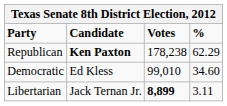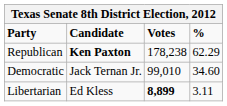(91, 71) Ed Kless -> (106, 71) Jack Ternan Jr.
(106, 91) Jack Ternan Jr. -> (91, 91) Ed Kless
